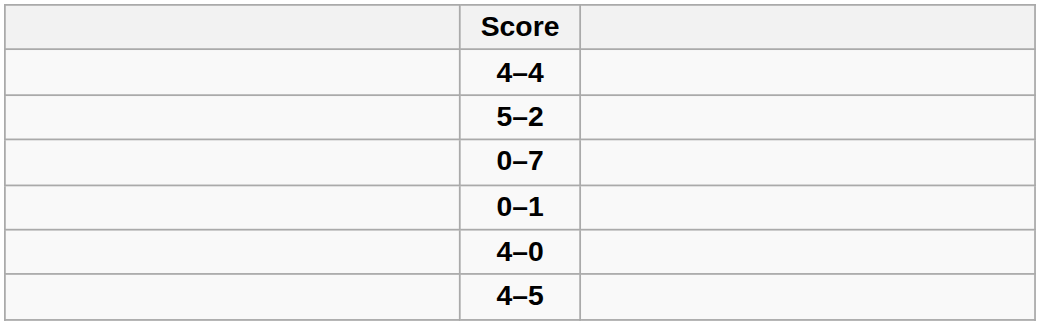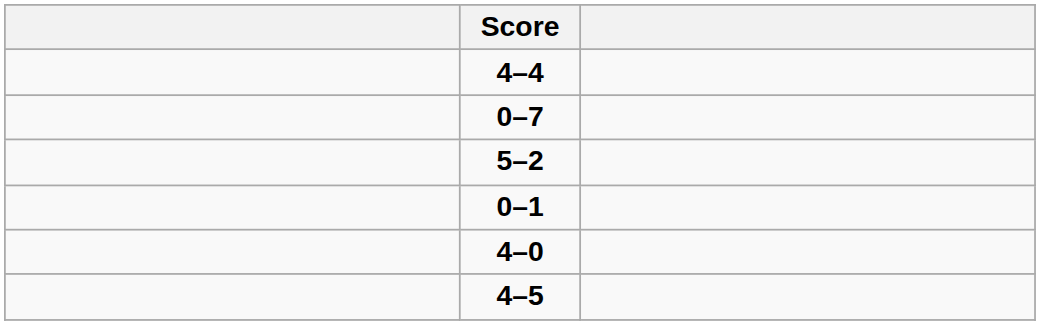rows swapped: (520, 161) <-> (520, 116)
